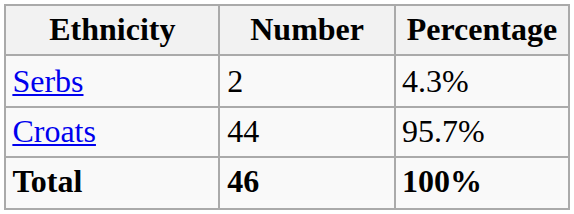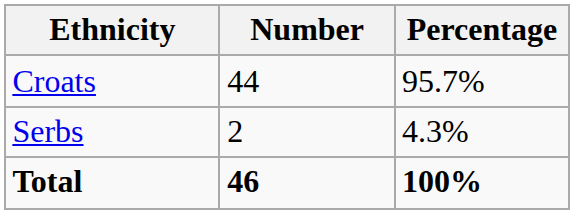rows swapped: (54, 131) <-> (48, 80)
